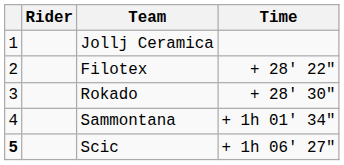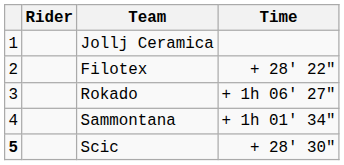(293, 95) + 28' 30" -> (279, 95) + 1h 06' 27"
(279, 147) + 1h 06' 27" -> (293, 147) + 28' 30"
